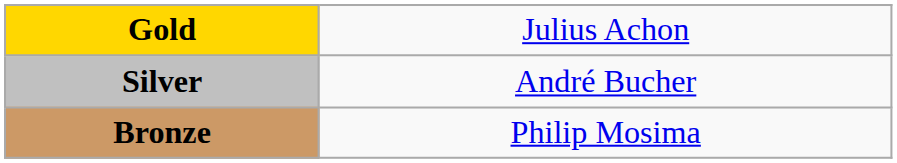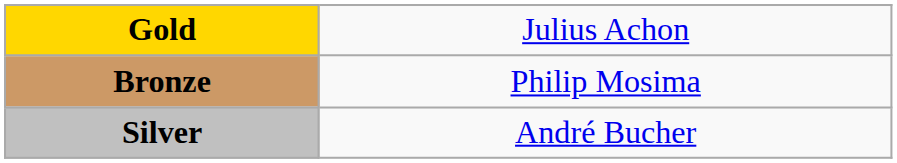rows swapped: (162, 81) <-> (162, 132)
